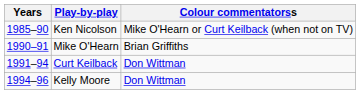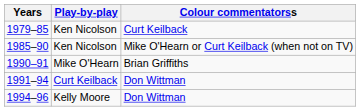+ row: (28, 30)
